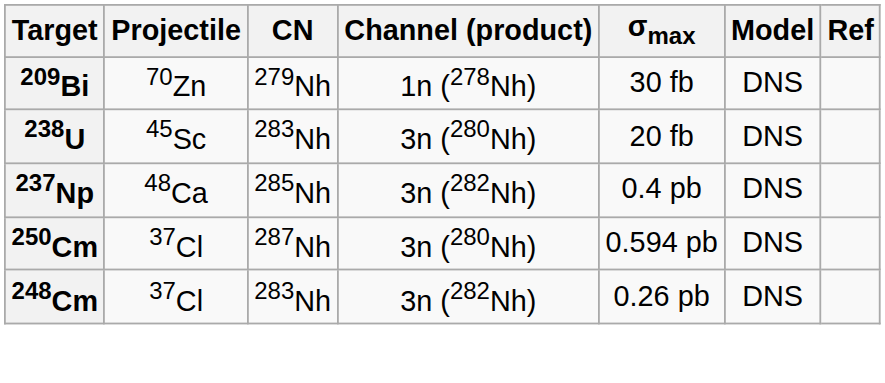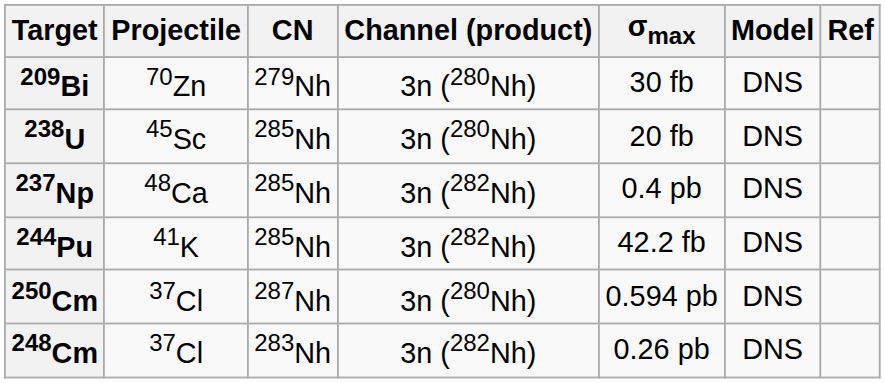(468, 82) 1n (278Nh) -> (468, 82) 3n (280Nh)
(293, 136) 283Nh -> (293, 136) 285Nh
+ row: (55, 243)
